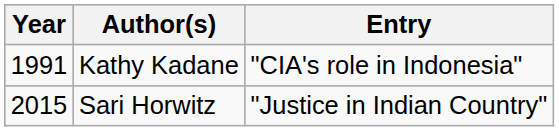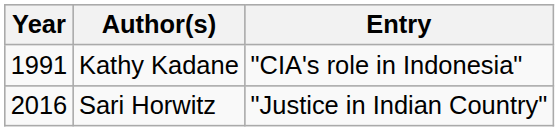(39, 105) 2015 -> (39, 105) 2016
